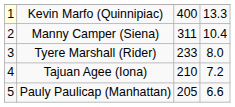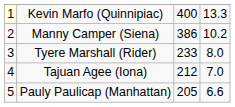(187, 33) 311 -> (187, 33) 386
(215, 33) 10.4 -> (215, 33) 10.2
(187, 72) 210 -> (187, 72) 212
(215, 72) 7.2 -> (215, 72) 7.0
